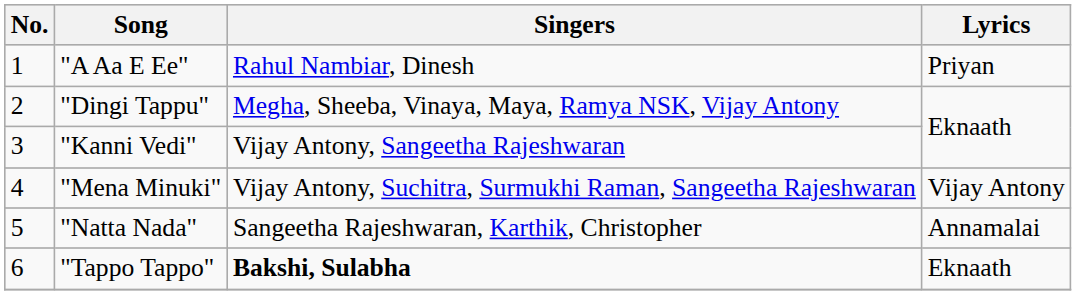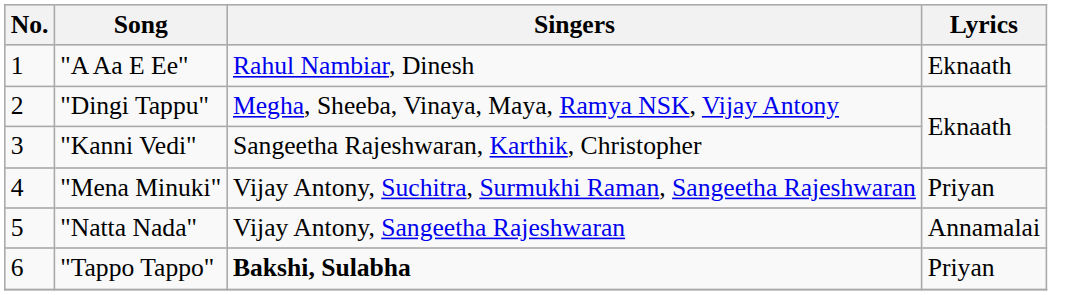(961, 65) Priyan -> (970, 65) Eknaath
(429, 146) Vijay Antony, Sangeetha Rajeshwaran -> (467, 146) Sangeetha Rajeshwaran, Karthik, Christopher
(996, 187) Vijay Antony -> (961, 187) Priyan
(467, 227) Sangeetha Rajeshwaran, Karthik, Christopher -> (429, 227) Vijay Antony, Sangeetha Rajeshwaran
(970, 268) Eknaath -> (961, 268) Priyan
